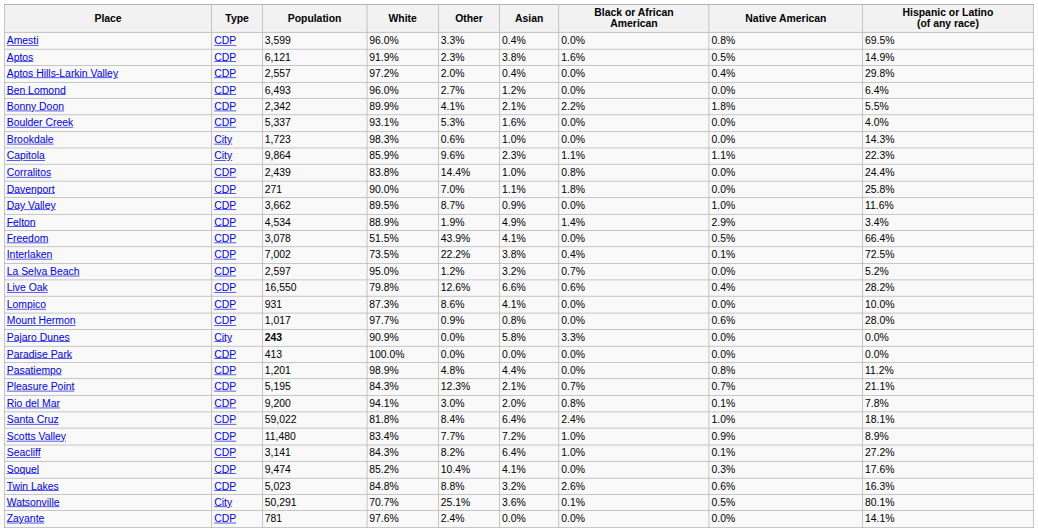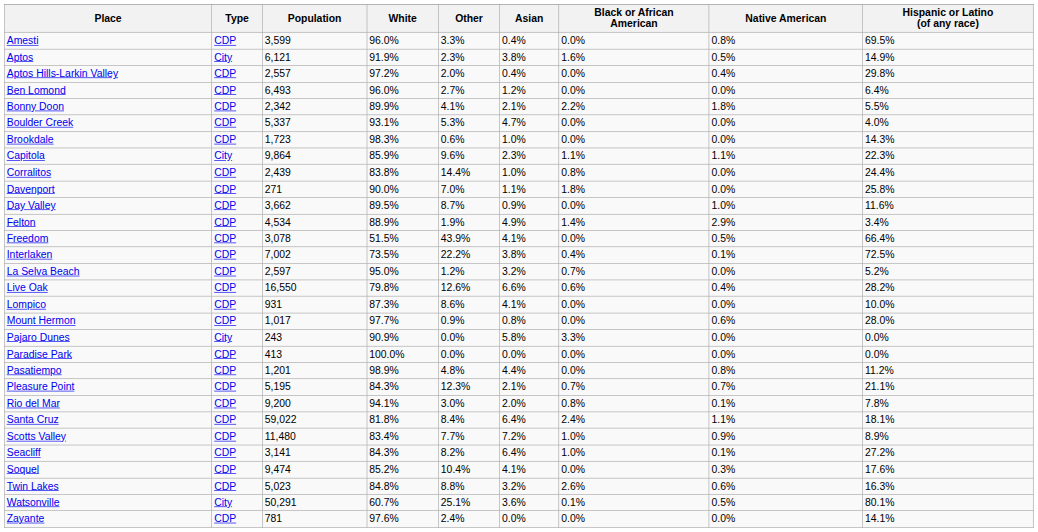(225, 57) CDP -> (223, 57) City
(514, 123) 1.6% -> (514, 123) 4.7%
(223, 139) City -> (225, 139) CDP
(273, 337) bold -> (273, 337) normal
(723, 420) 1.0% -> (723, 420) 1.1%
(384, 502) 70.7% -> (384, 502) 60.7%
